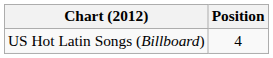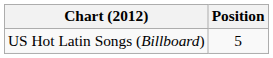(238, 41) 4 -> (238, 41) 5
